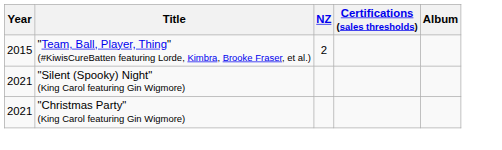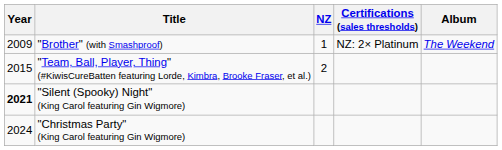+ row: (100, 44)
(20, 81) normal -> (20, 99) bold
(20, 112) 2021 -> (20, 130) 2024
